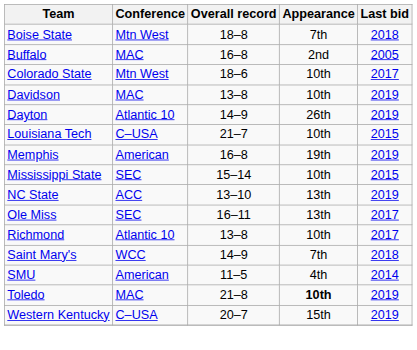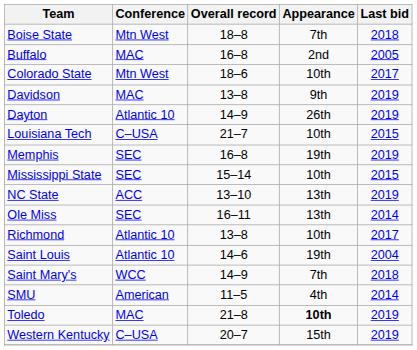(319, 94) 10th -> (319, 94) 9th
(142, 154) American -> (128, 154) SEC
(385, 214) 2017 -> (385, 214) 2014
+ row: (39, 255)
